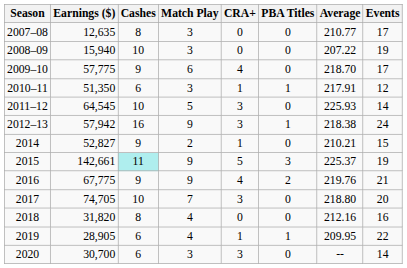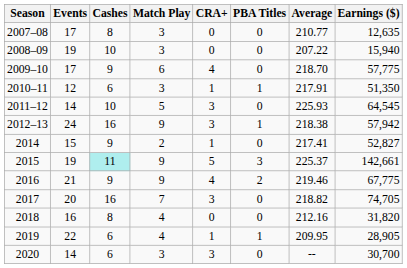columns swapped: (383, 13) <-> (84, 13)
(340, 143) 210.21 -> (312, 143) 217.41
(340, 180) 219.76 -> (312, 180) 219.46
(138, 198) 10 -> (110, 198) 16
(340, 198) 218.80 -> (312, 198) 218.82
